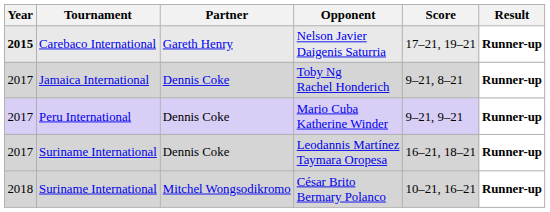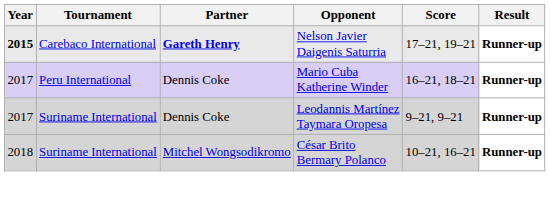(198, 44) normal -> (201, 44) bold
- row: (343, 80)
(434, 116) 9–21, 9–21 -> (441, 80) 16–21, 18–21
(441, 152) 16–21, 18–21 -> (434, 116) 9–21, 9–21
